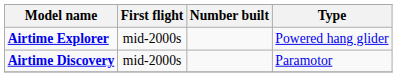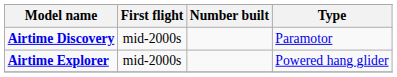rows swapped: (61, 61) <-> (58, 38)
